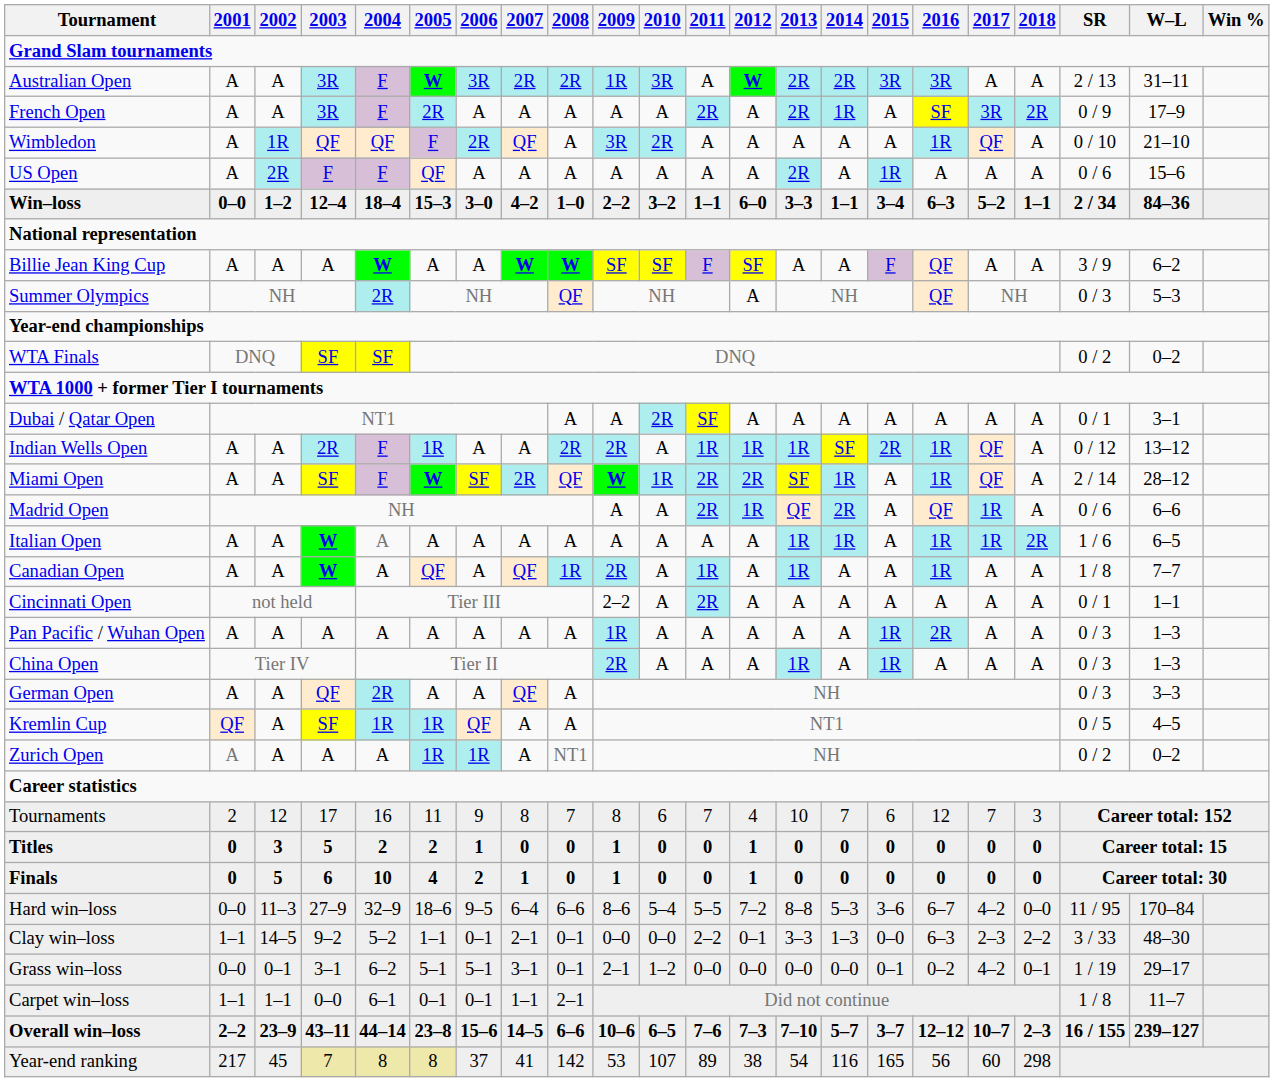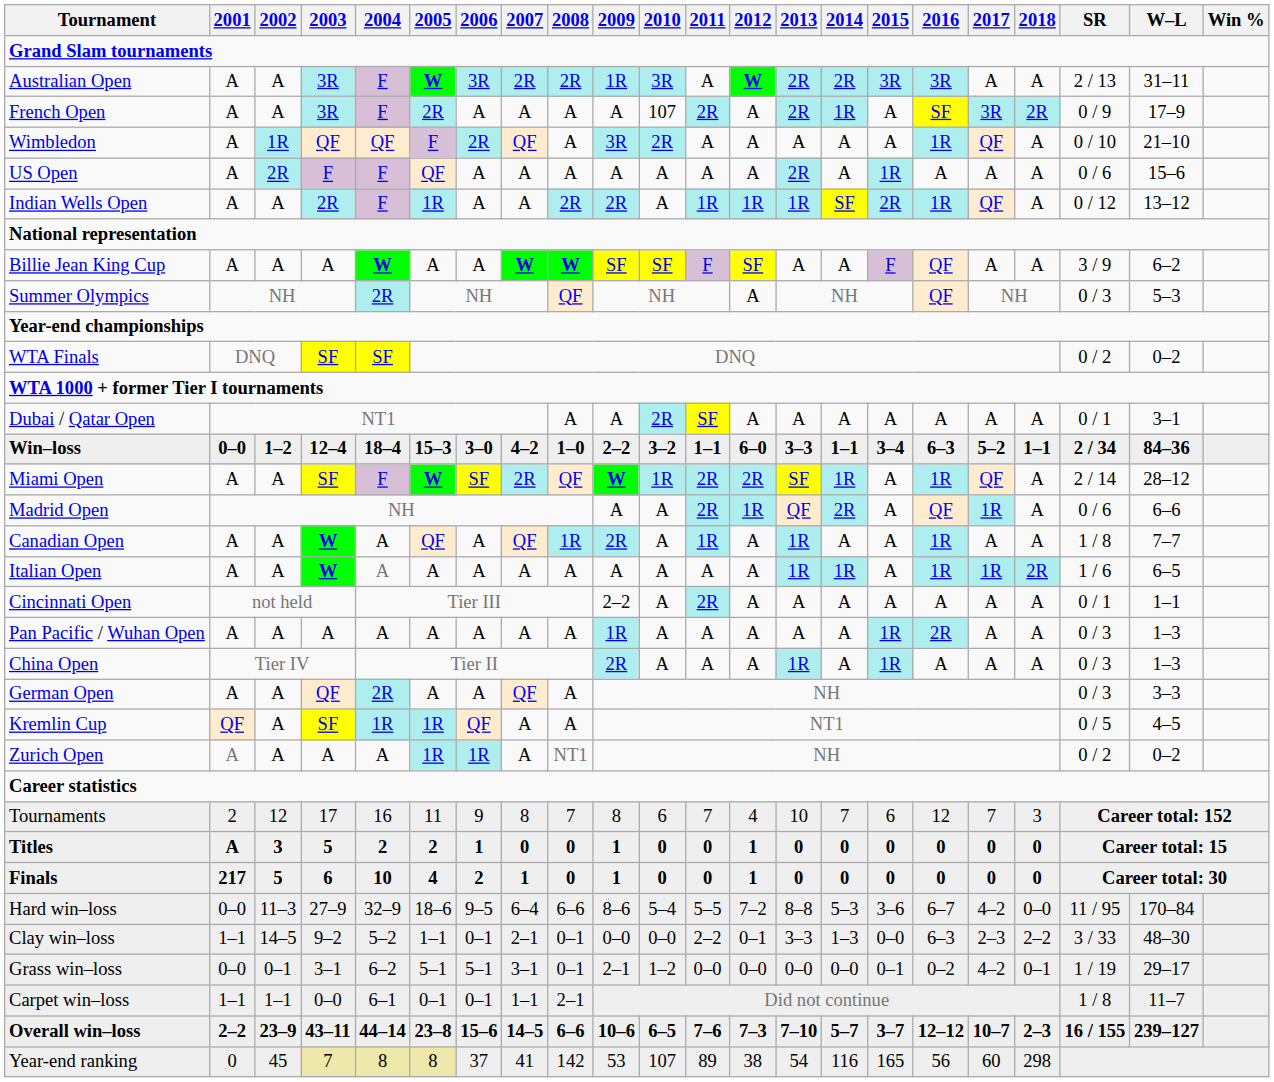(662, 112) A -> (662, 112) 107
rows swapped: (45, 204) <-> (78, 449)
rows swapped: (55, 541) <-> (66, 571)
(232, 847) 0 -> (232, 847) A
(232, 878) 0 -> (232, 878) 217
(232, 1061) 217 -> (232, 1061) 0
